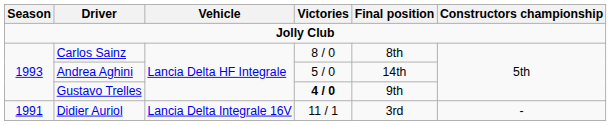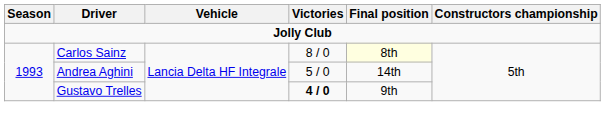(394, 52) no background -> (389, 52) lightyellow background
- row: (90, 110)
